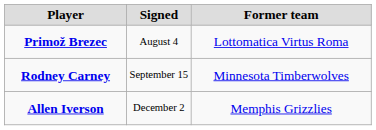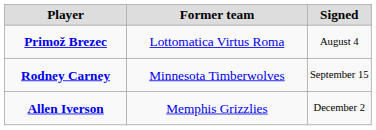columns swapped: (159, 15) <-> (281, 15)
